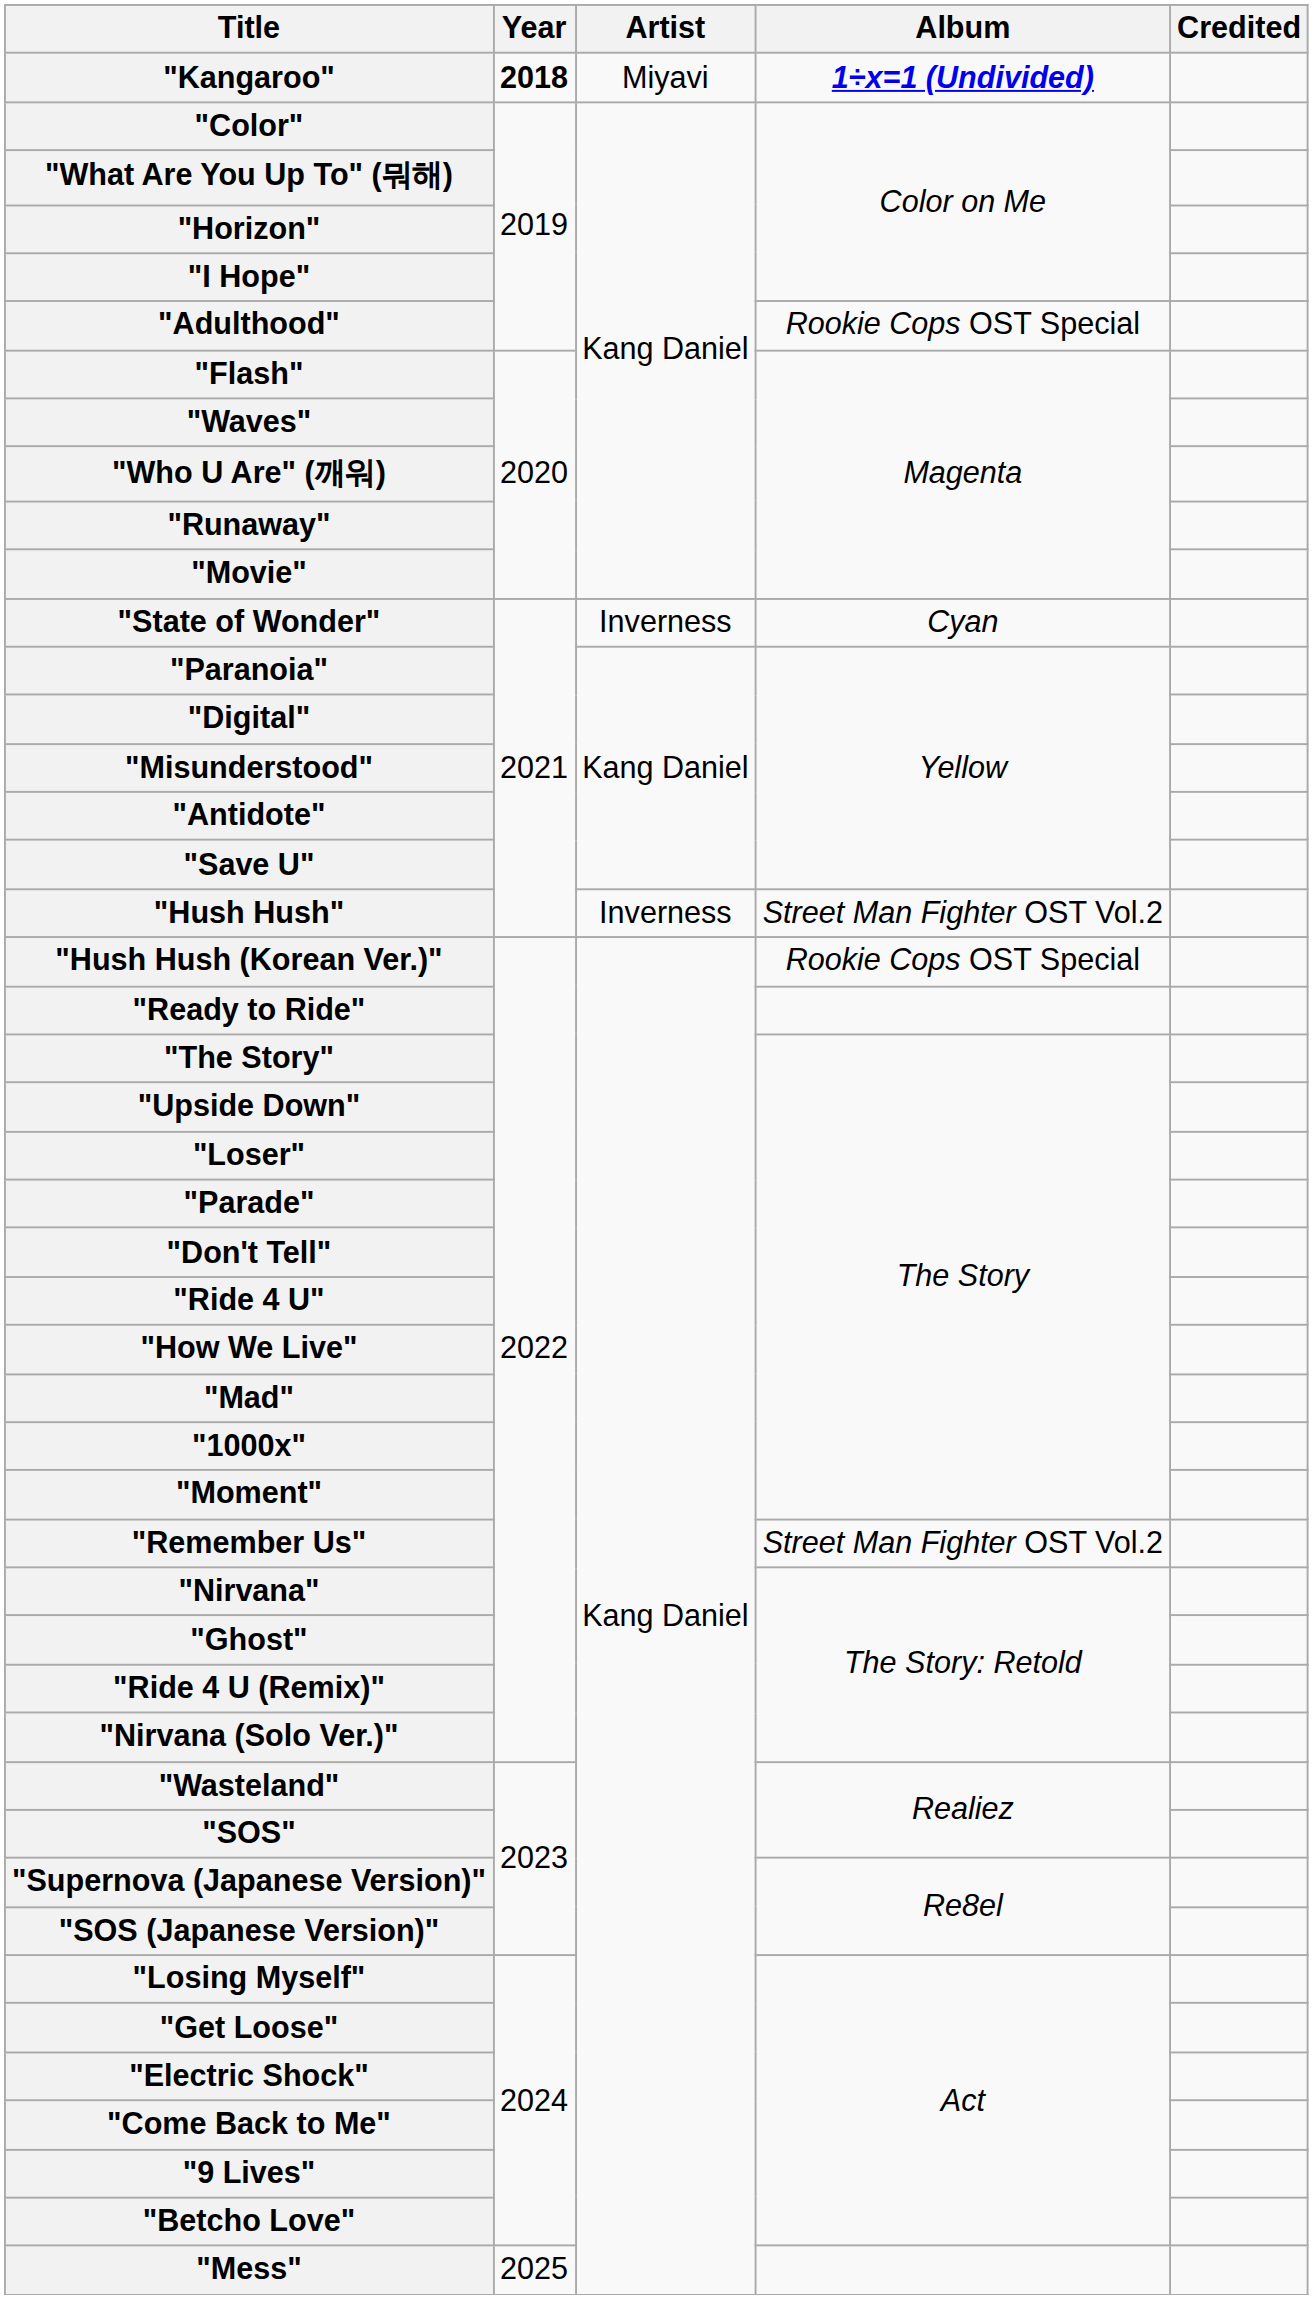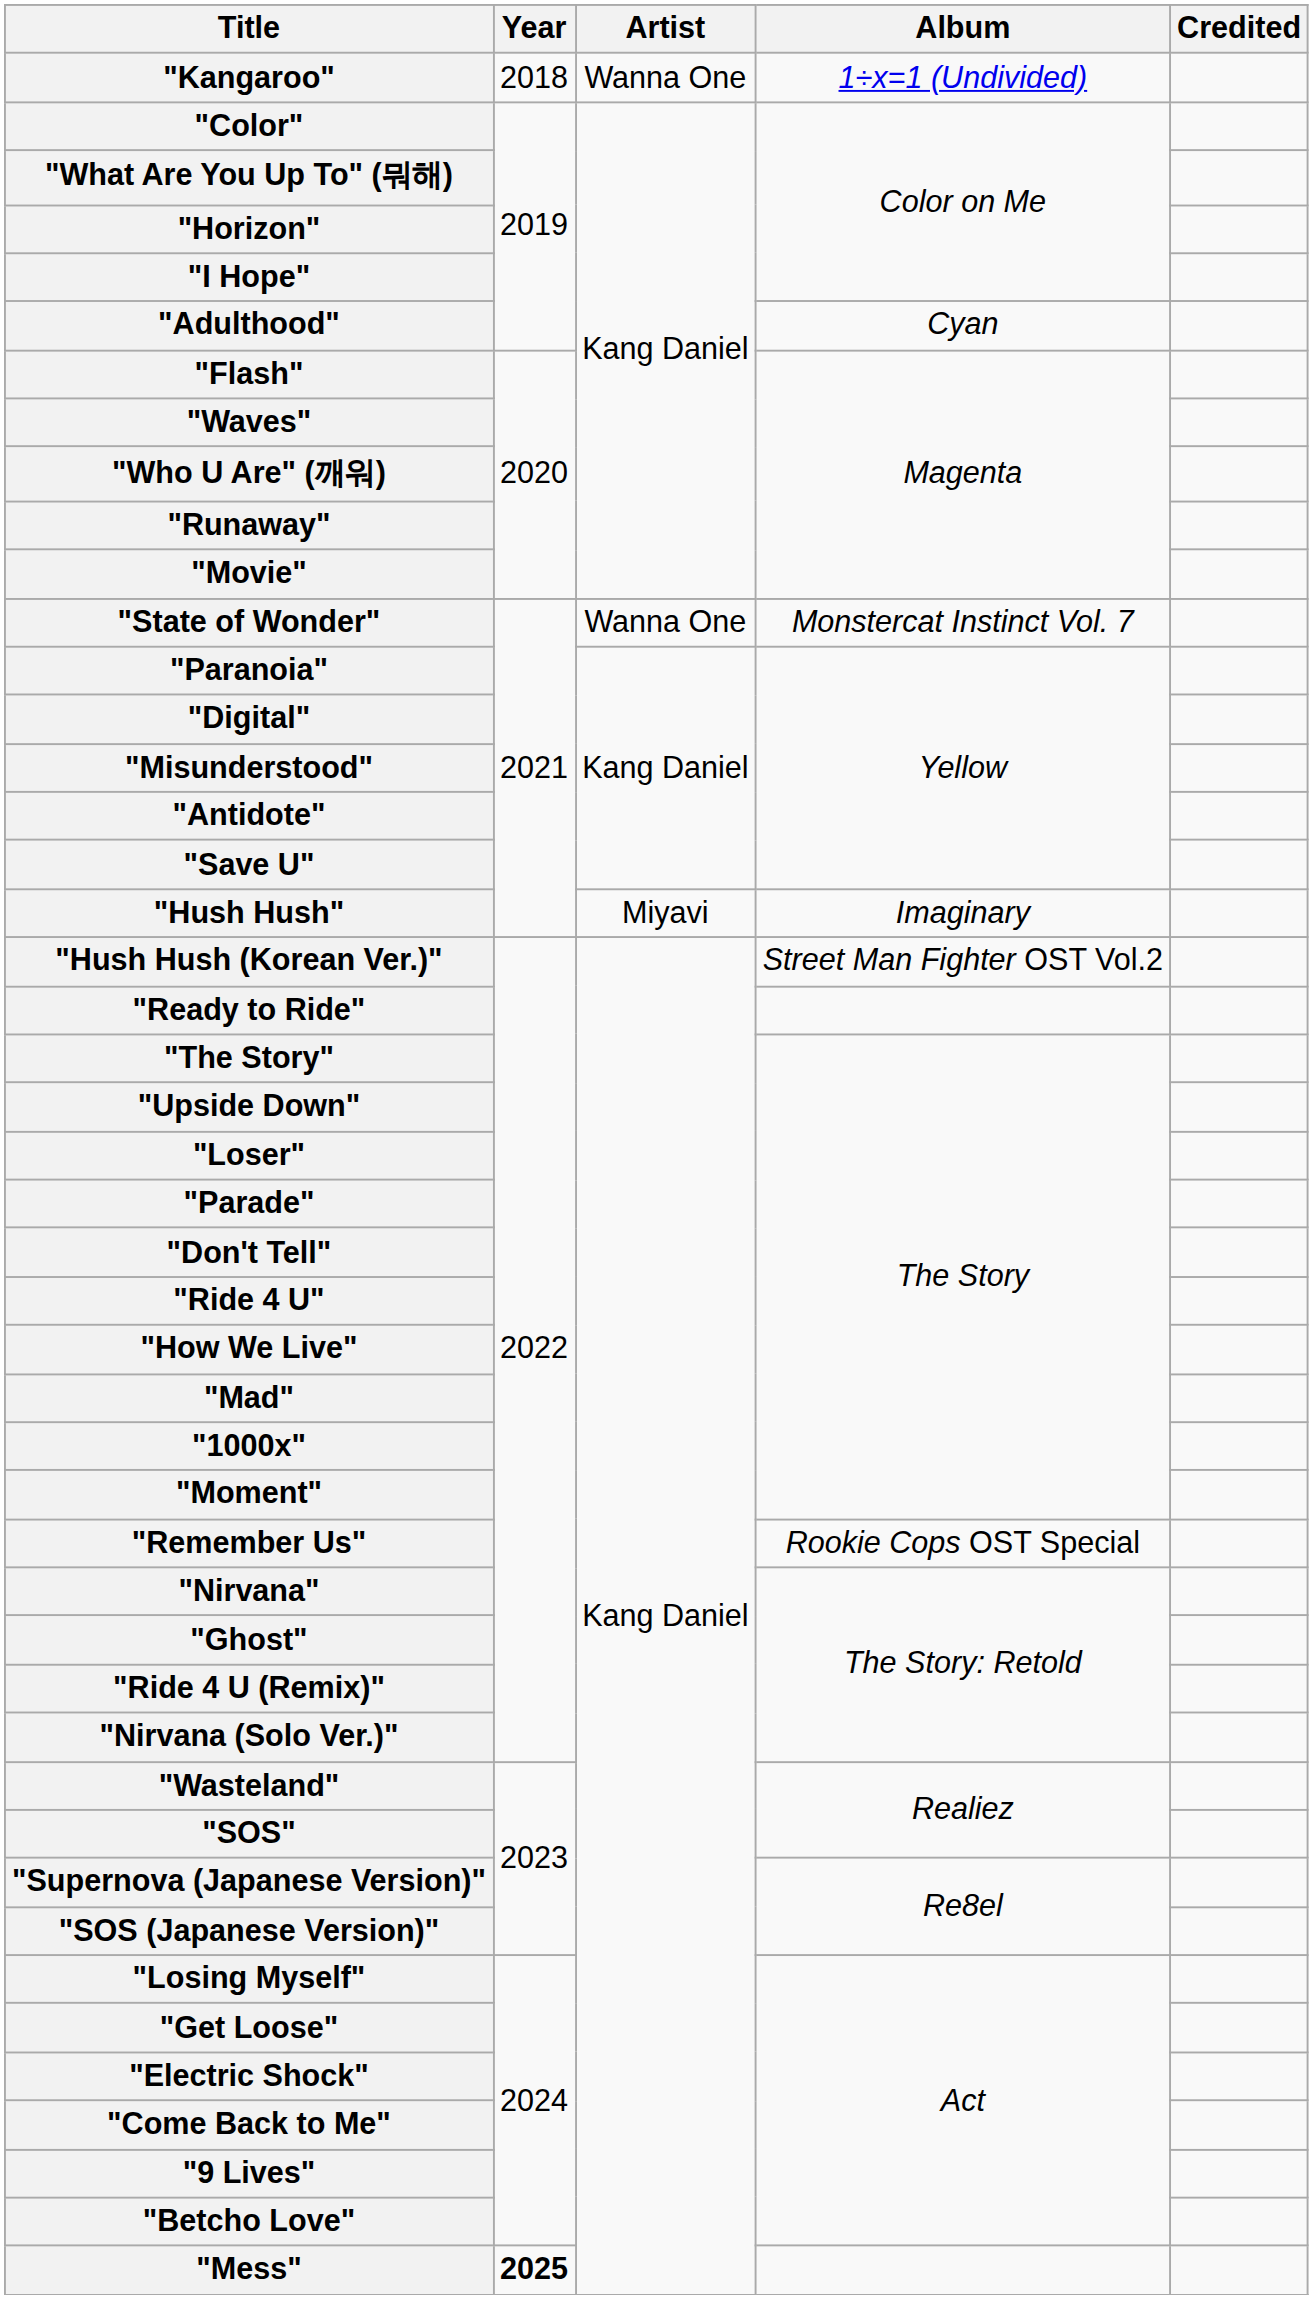(534, 77) bold -> (534, 77) normal
(665, 77) Miyavi -> (665, 77) Wanna One
(963, 77) bold -> (963, 77) normal
(963, 325) Rookie Cops OST Special -> (963, 325) Cyan
(665, 621) Inverness -> (665, 621) Wanna One
(963, 621) Cyan -> (963, 621) Monstercat Instinct Vol. 7
(665, 912) Inverness -> (665, 912) Miyavi
(963, 912) Street Man Fighter OST Vol.2 -> (963, 912) Imaginary
(963, 961) Rookie Cops OST Special -> (963, 961) Street Man Fighter OST Vol.2
(963, 1542) Street Man Fighter OST Vol.2 -> (963, 1542) Rookie Cops OST Special
(534, 2269) normal -> (534, 2269) bold
